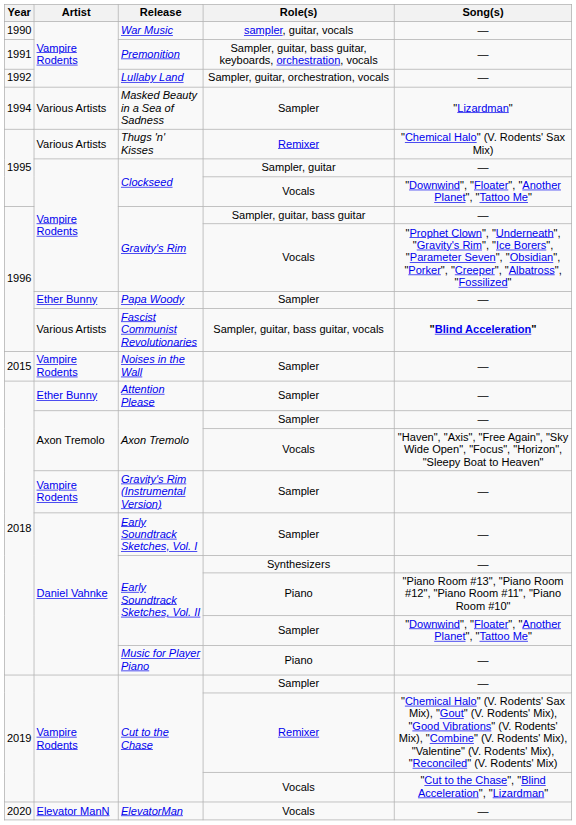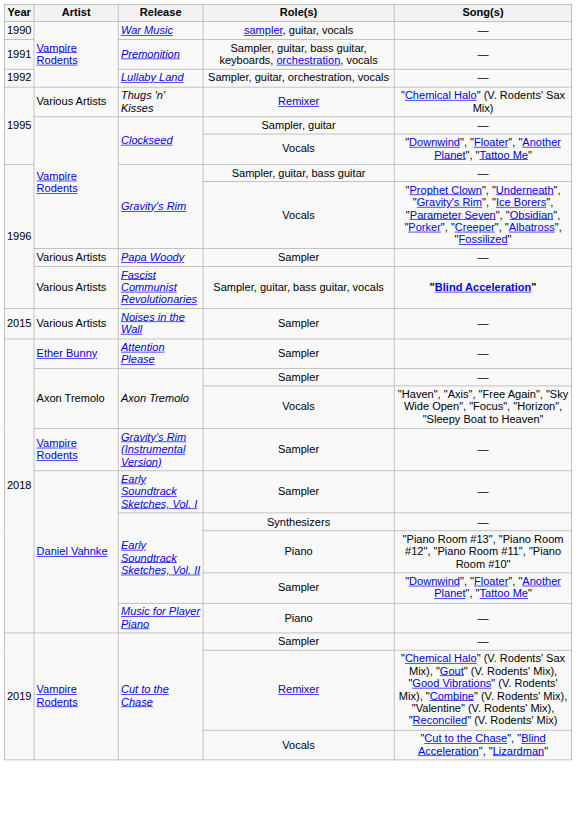- row: (159, 108)
(67, 300) Ether Bunny -> (71, 257) Various Artists
(57, 366) Vampire Rodents -> (71, 323) Various Artists
- row: (152, 811)
